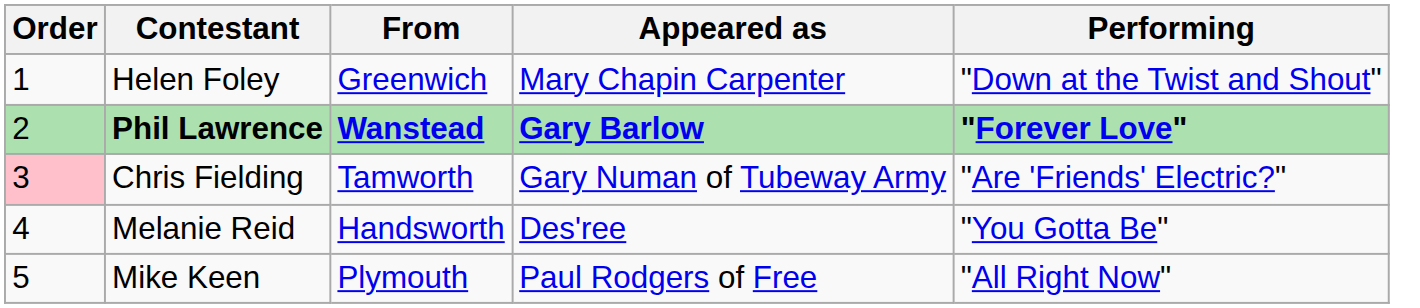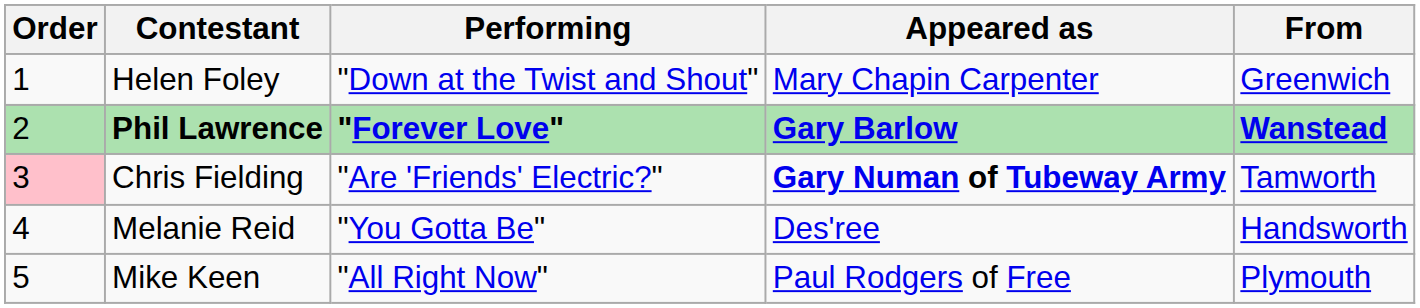columns swapped: (421, 29) <-> (1171, 29)
(733, 178) normal -> (999, 178) bold
